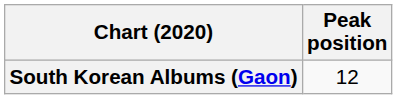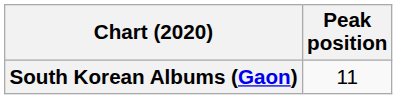(347, 76) 12 -> (347, 76) 11
